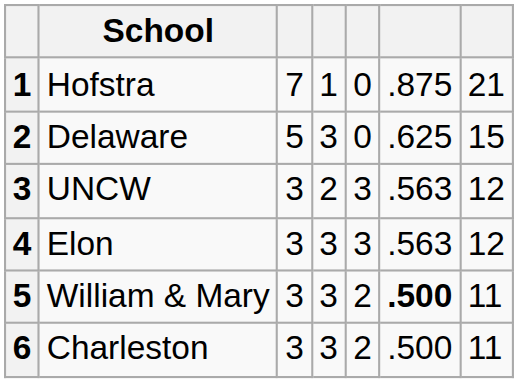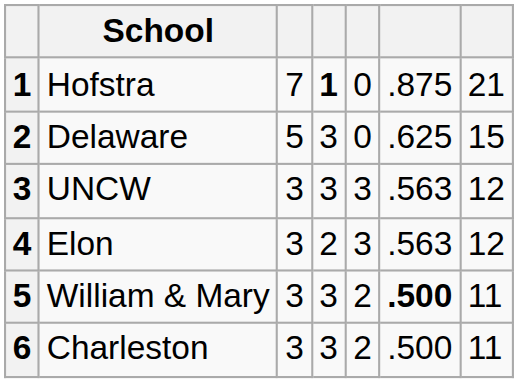(328, 84) normal -> (328, 84) bold
(328, 190) 2 -> (328, 190) 3
(328, 243) 3 -> (328, 243) 2
